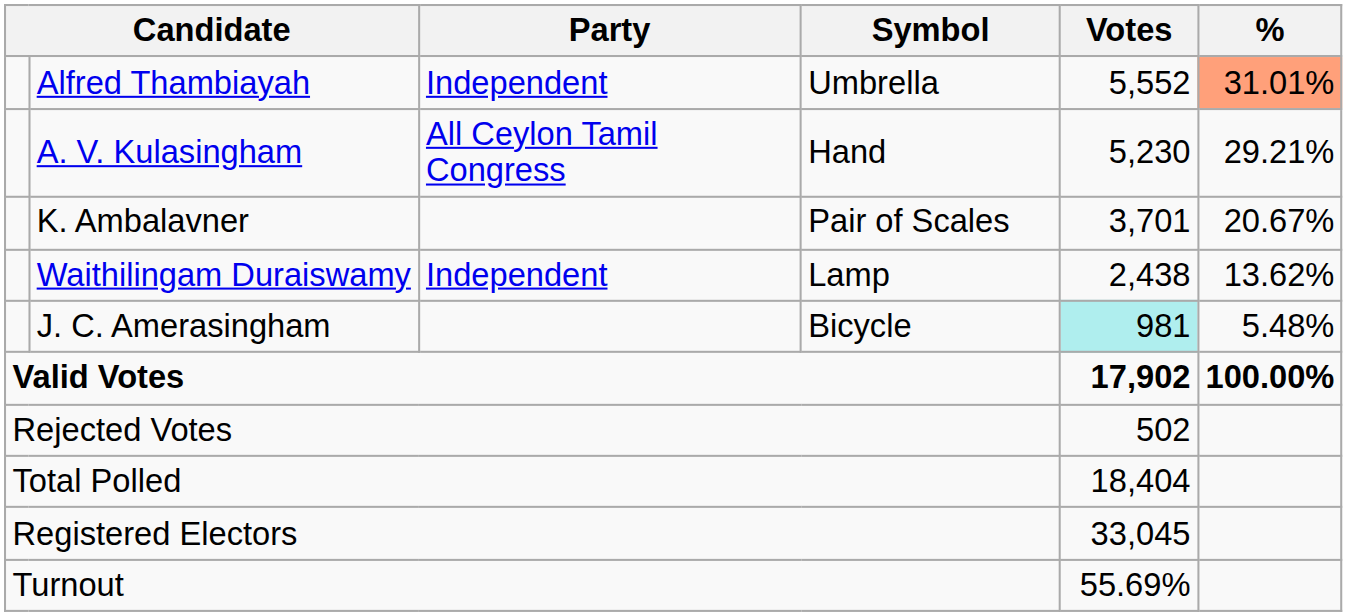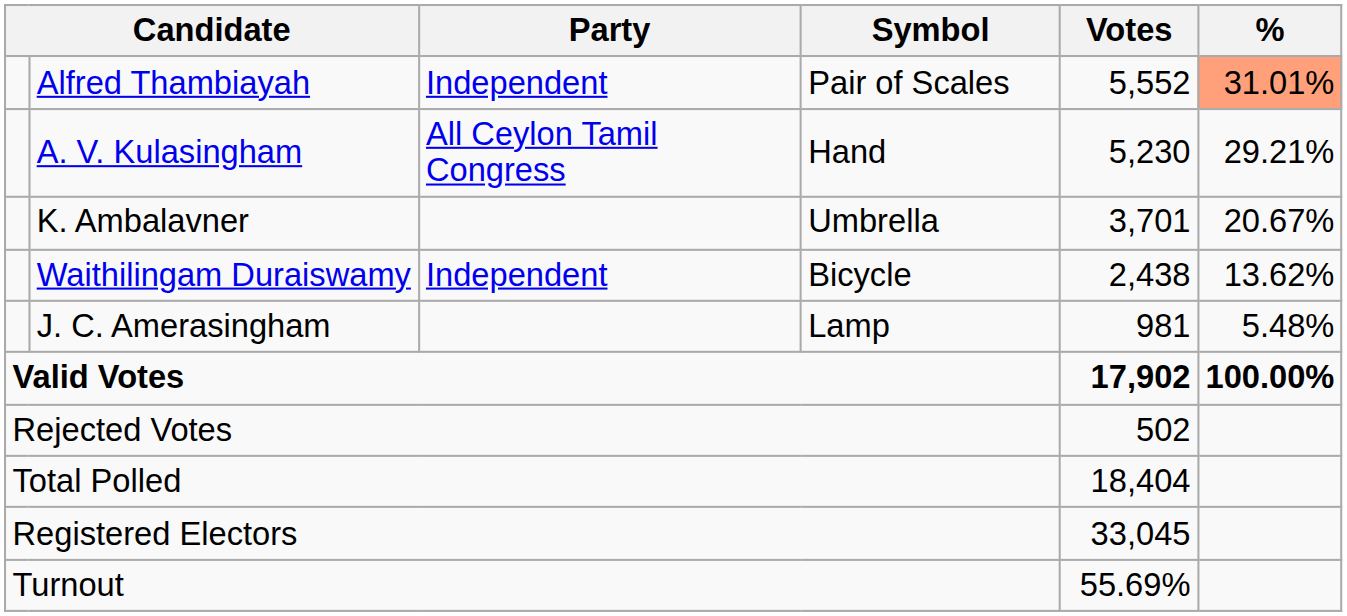(874, 82) Umbrella -> (909, 82) Pair of Scales
(909, 222) Pair of Scales -> (874, 222) Umbrella
(849, 274) Lamp -> (860, 274) Bicycle
(860, 325) Bicycle -> (849, 325) Lamp
(1163, 325) paleturquoise background -> (1163, 325) no background
